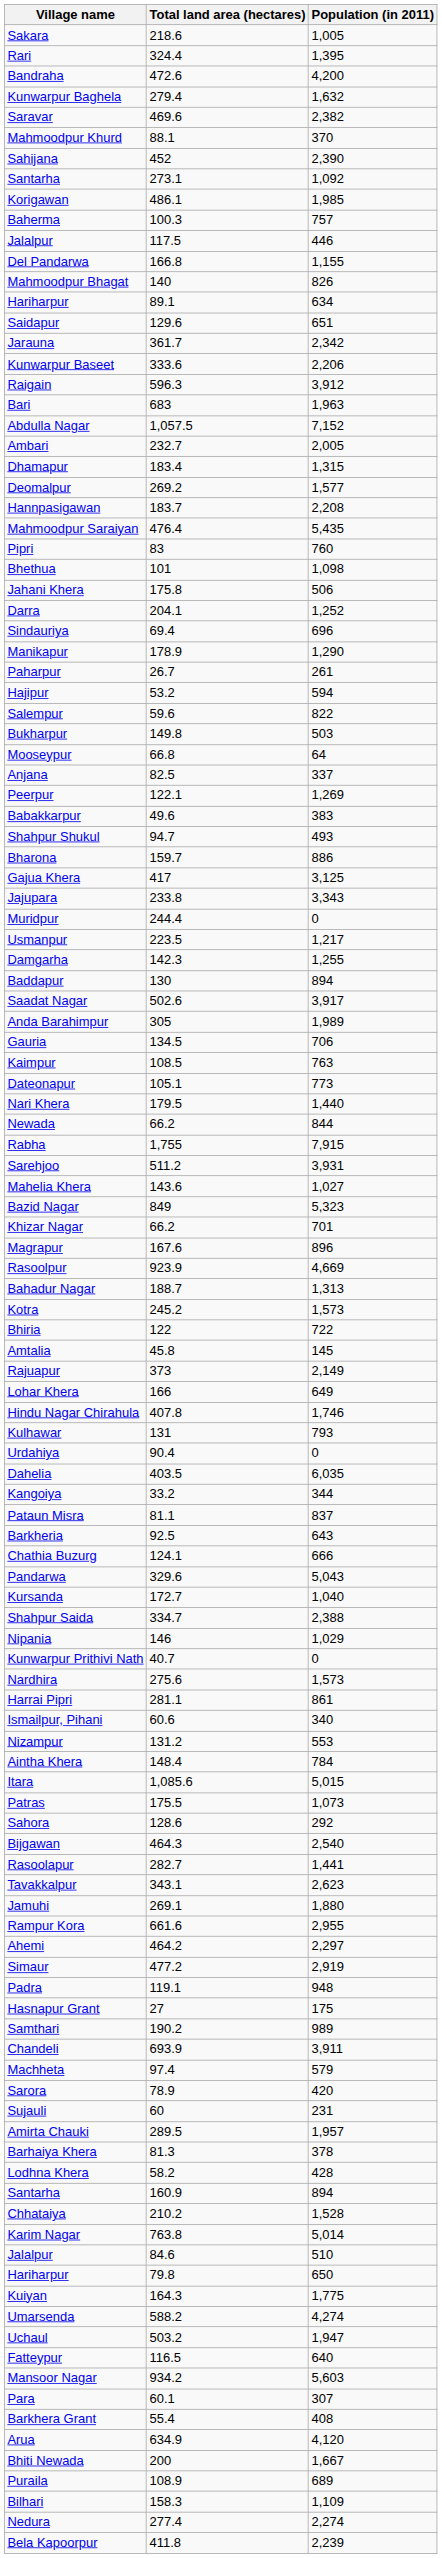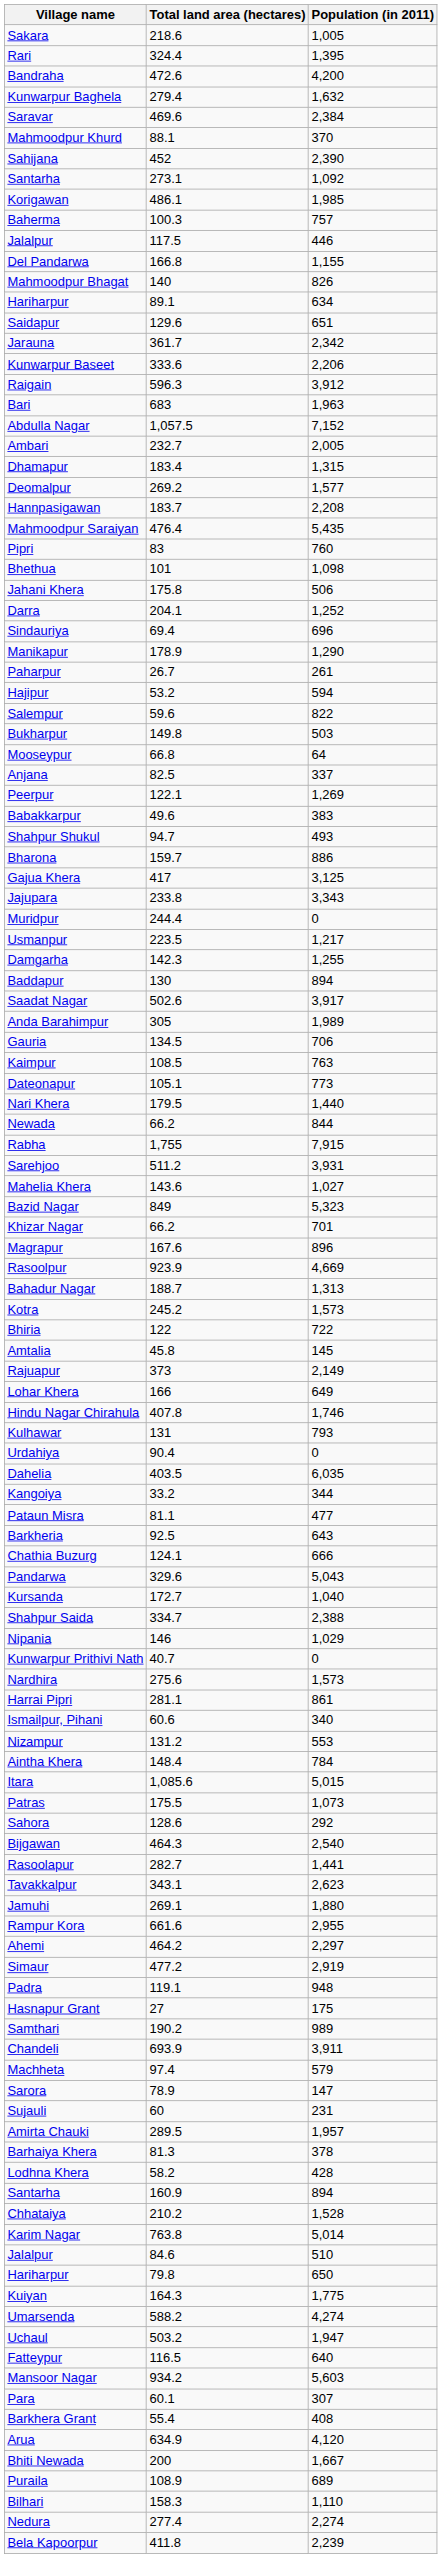(328, 117) 2,382 -> (328, 117) 2,384
(322, 1515) 837 -> (322, 1515) 477
(322, 2090) 420 -> (322, 2090) 147
(328, 2501) 1,109 -> (327, 2501) 1,110
